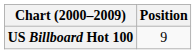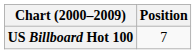(164, 37) 9 -> (164, 37) 7
